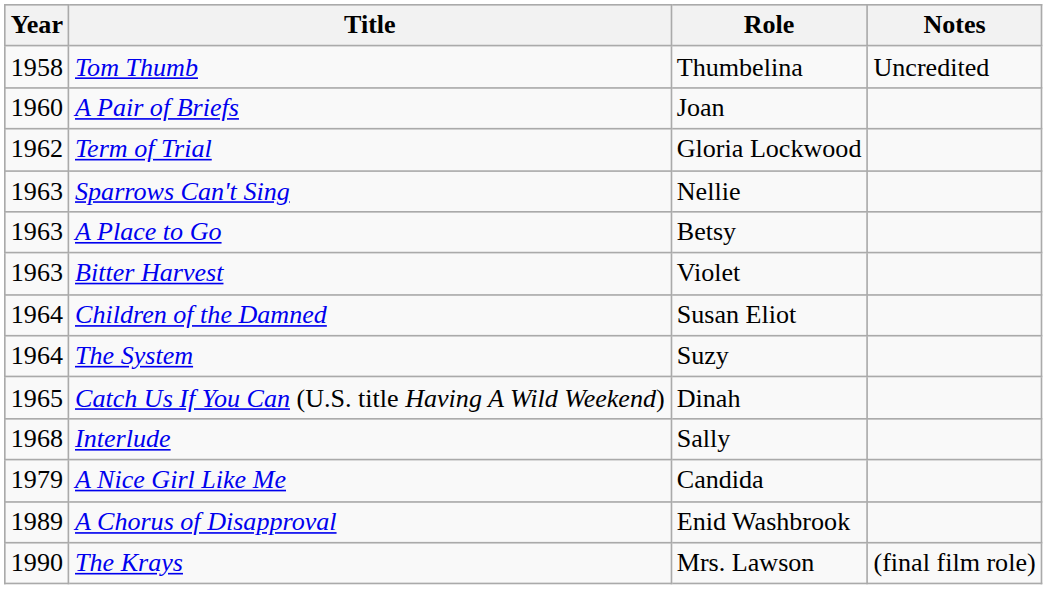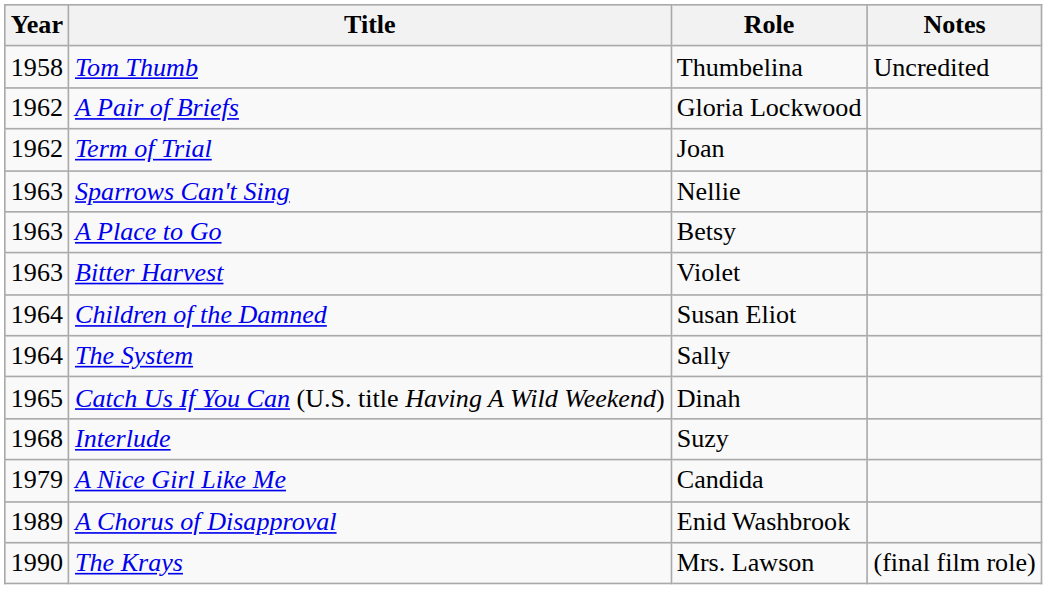(37, 107) 1960 -> (37, 107) 1962
(701, 107) Joan -> (769, 107) Gloria Lockwood
(769, 149) Gloria Lockwood -> (701, 149) Joan
(703, 356) Suzy -> (704, 356) Sally
(704, 438) Sally -> (703, 438) Suzy
